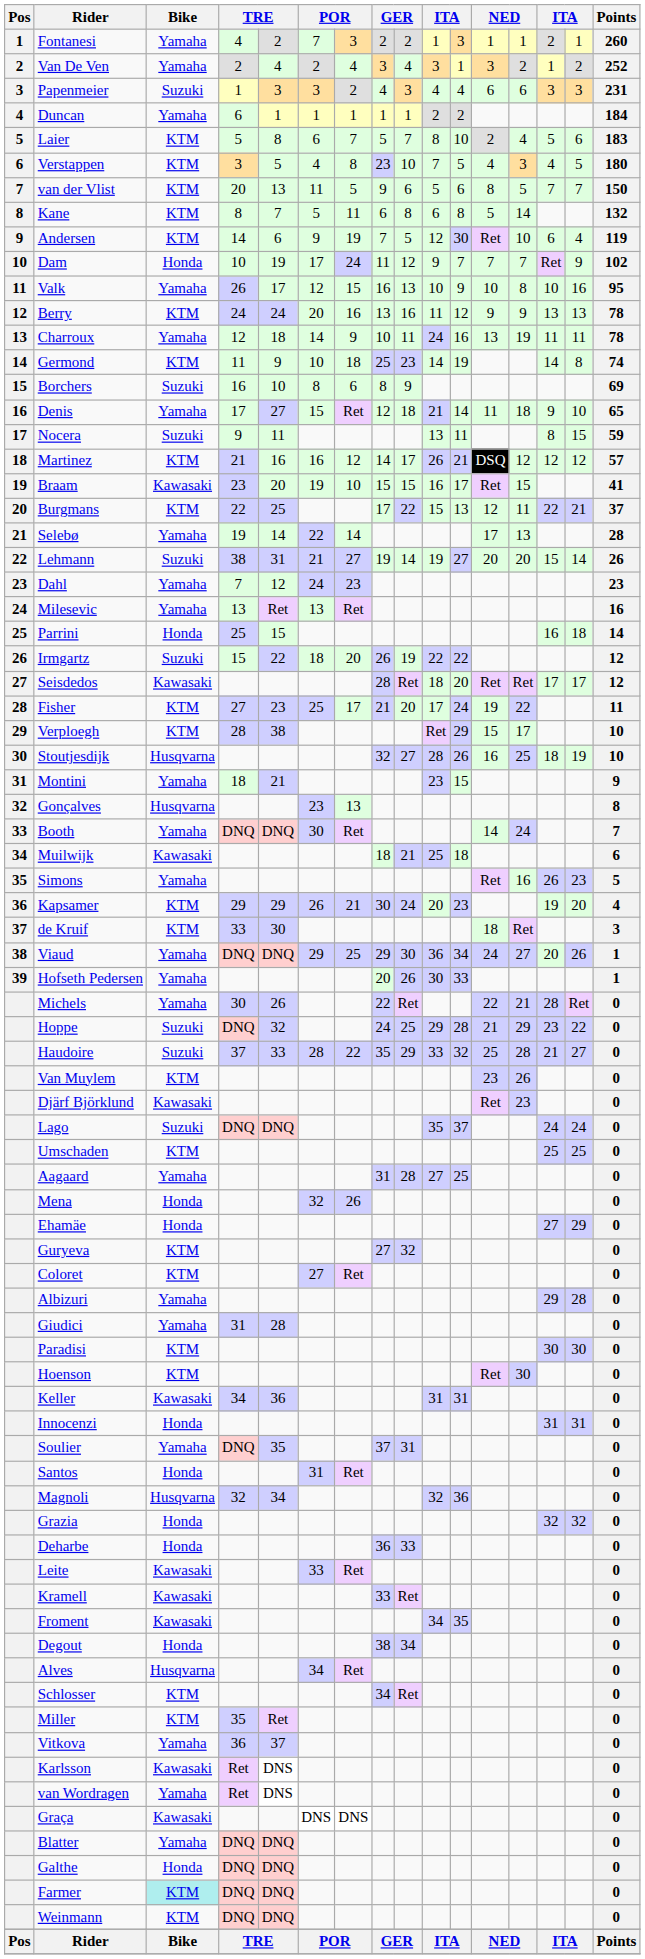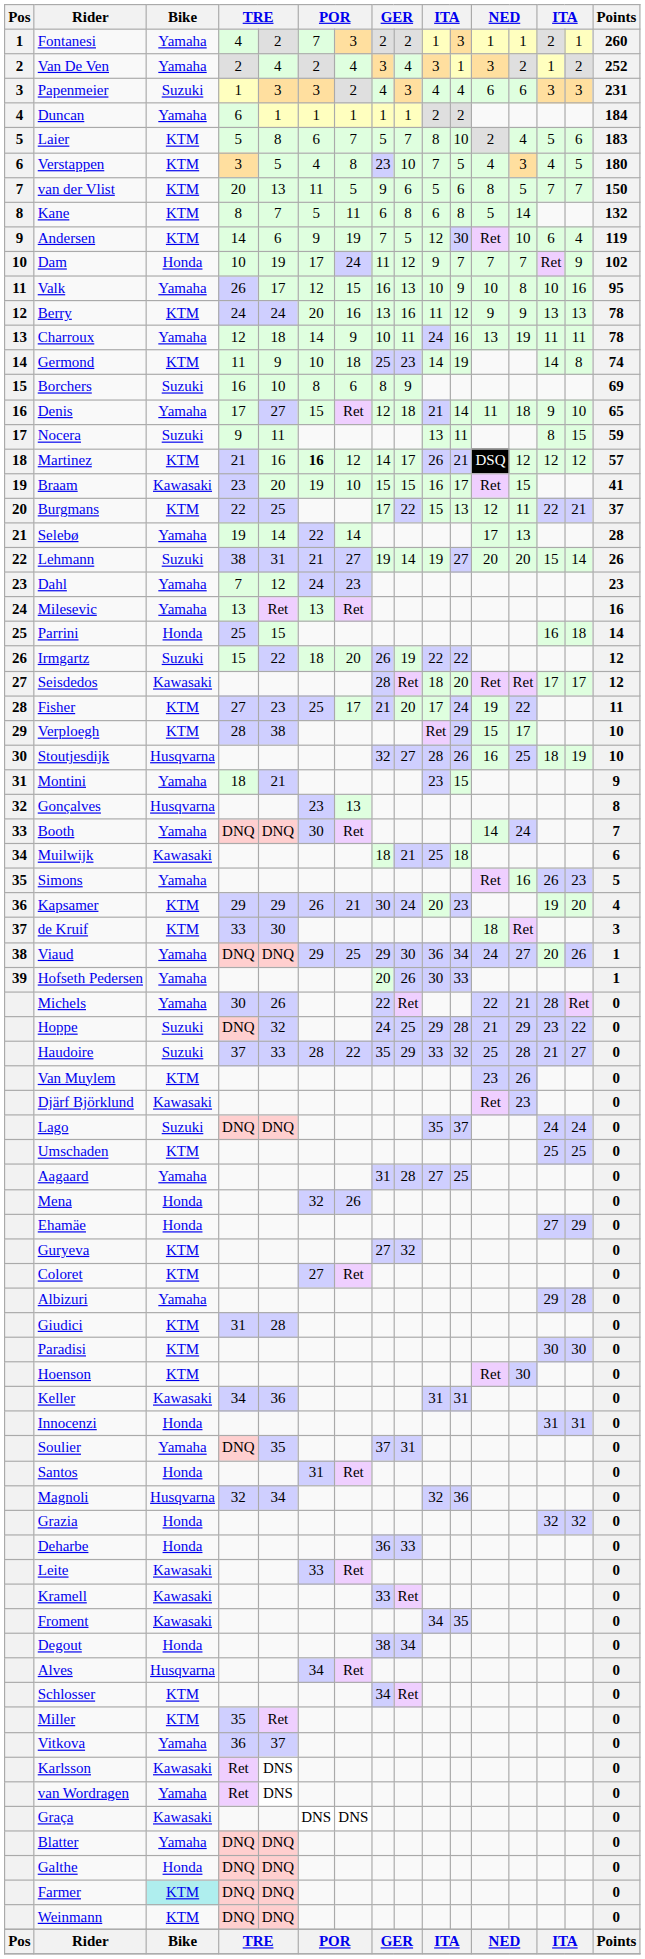(316, 460) normal -> (316, 460) bold
(183, 1324) Yamaha -> (183, 1324) KTM
